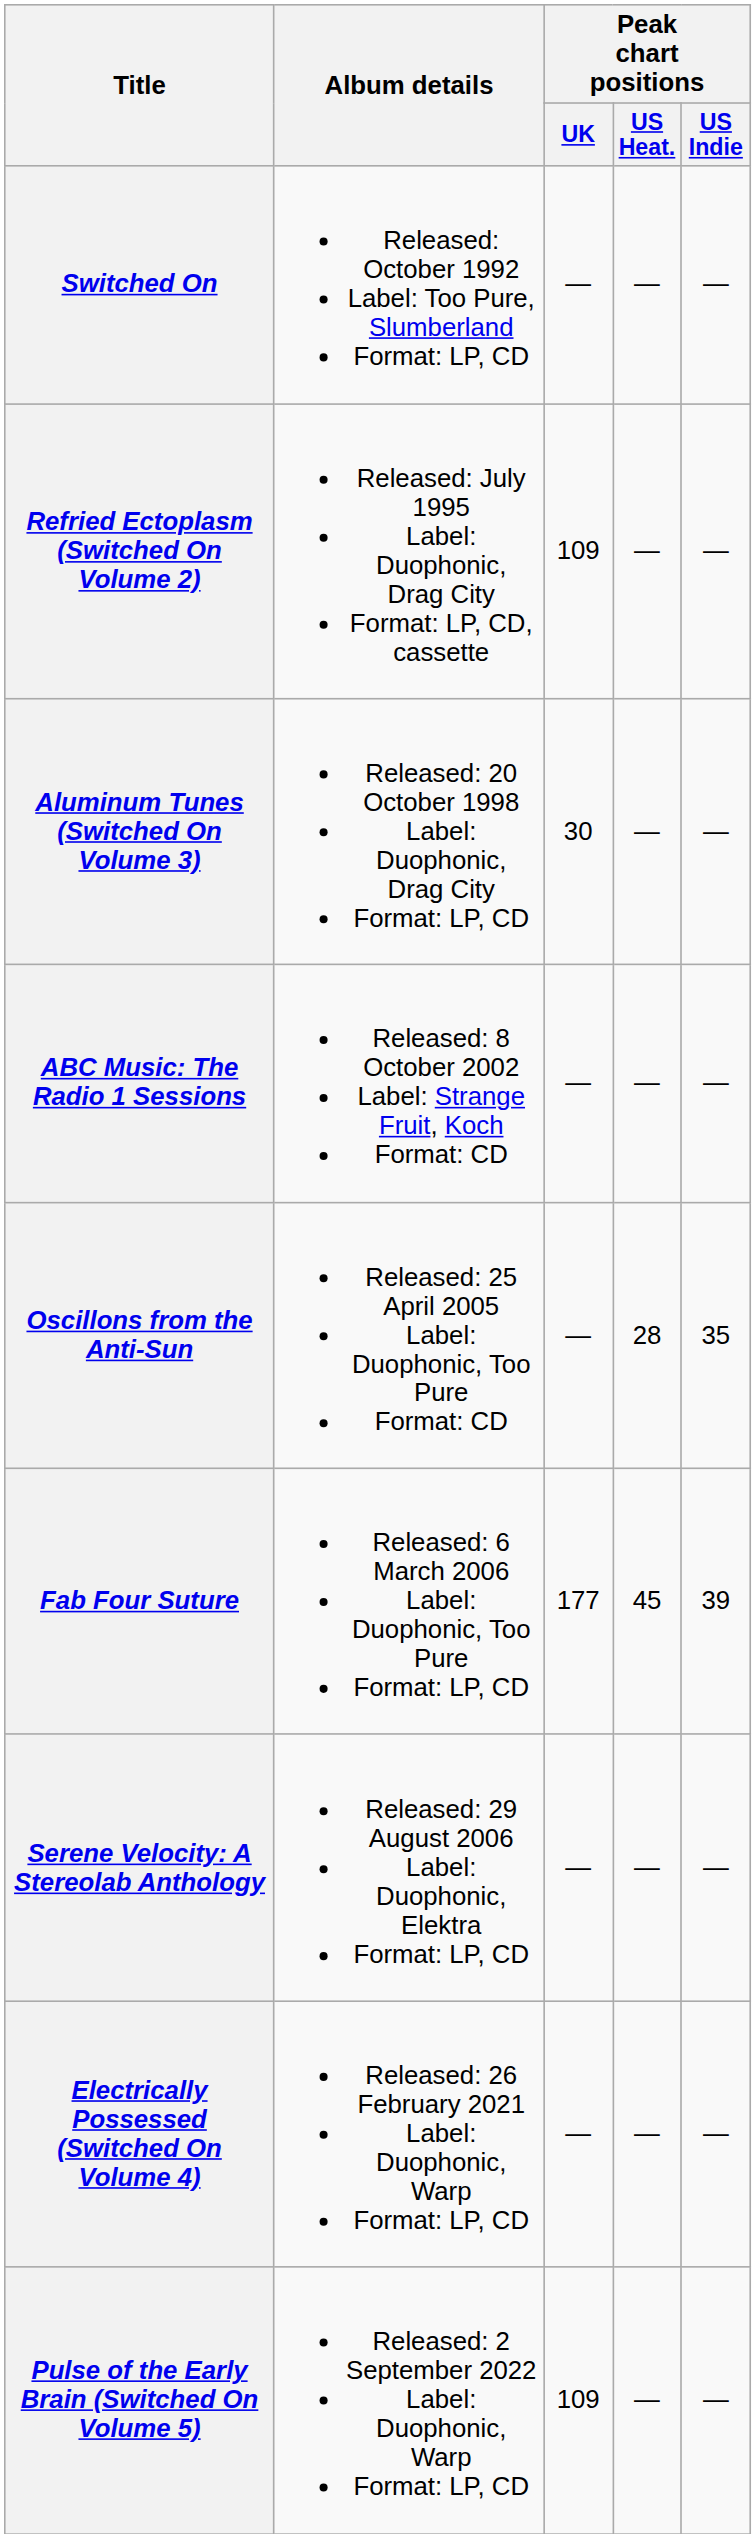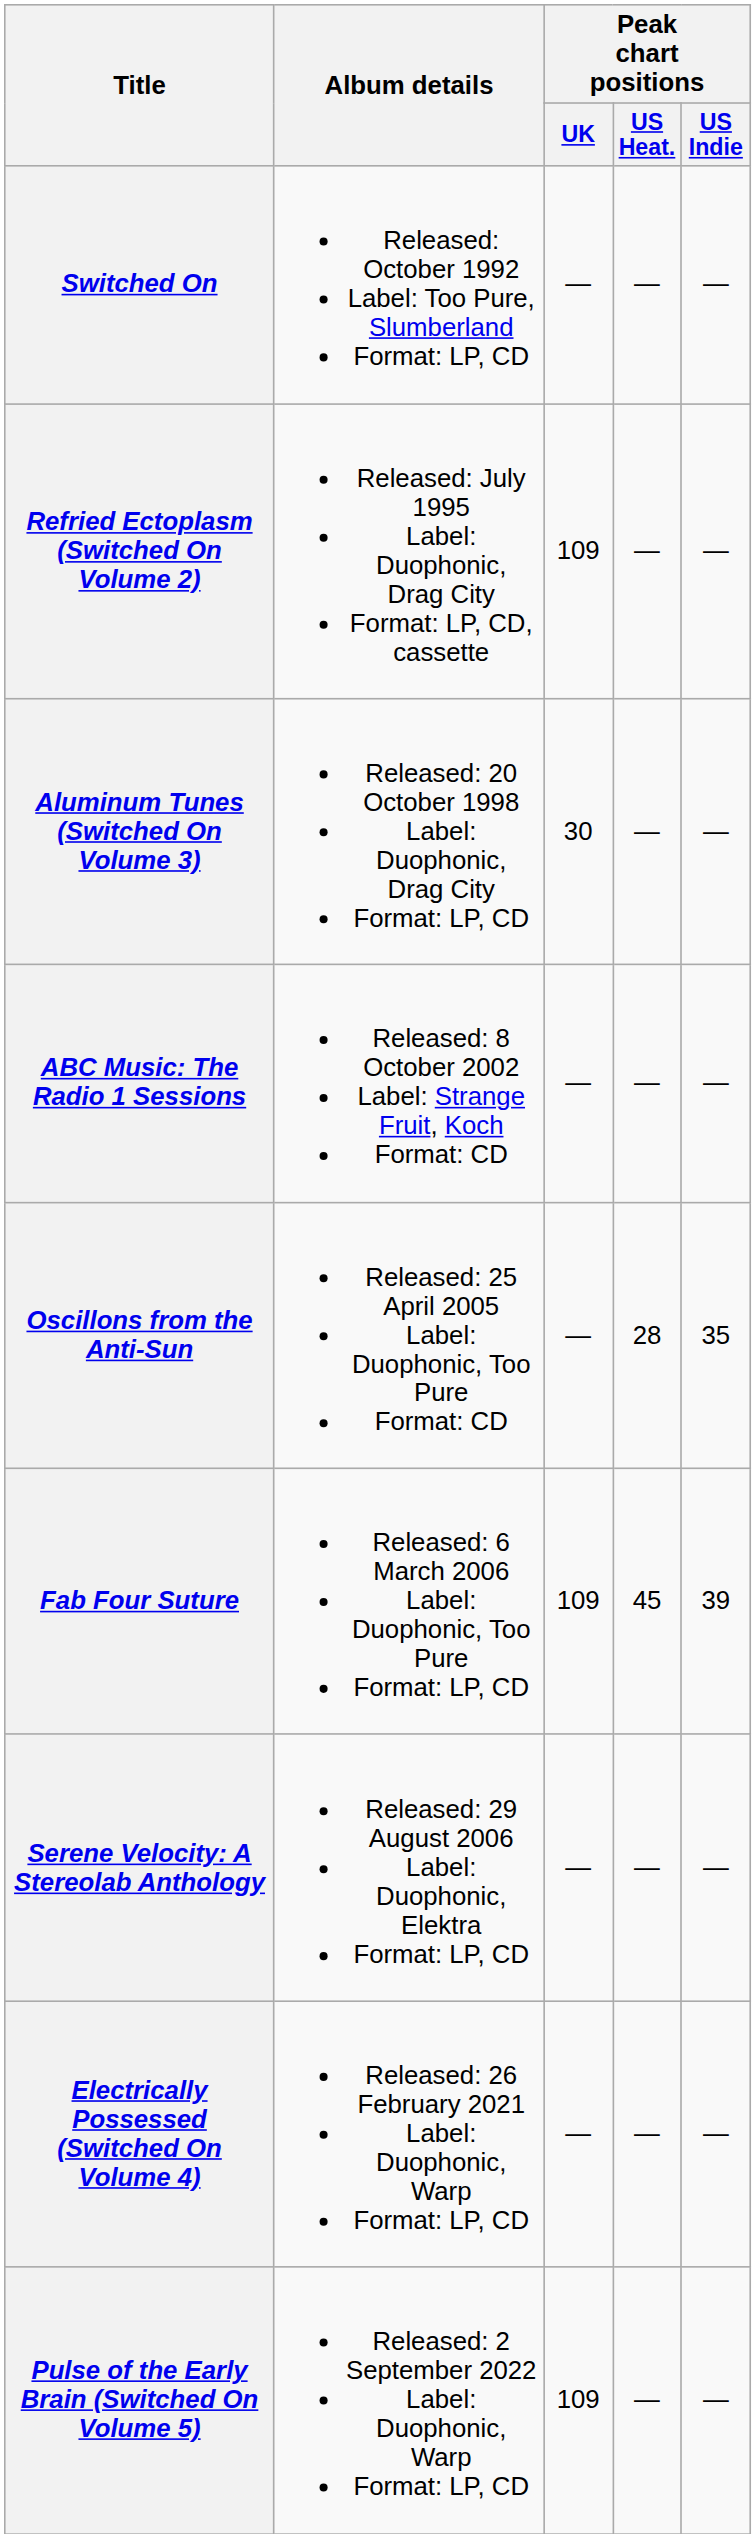(578, 1601) 177 -> (578, 1601) 109
